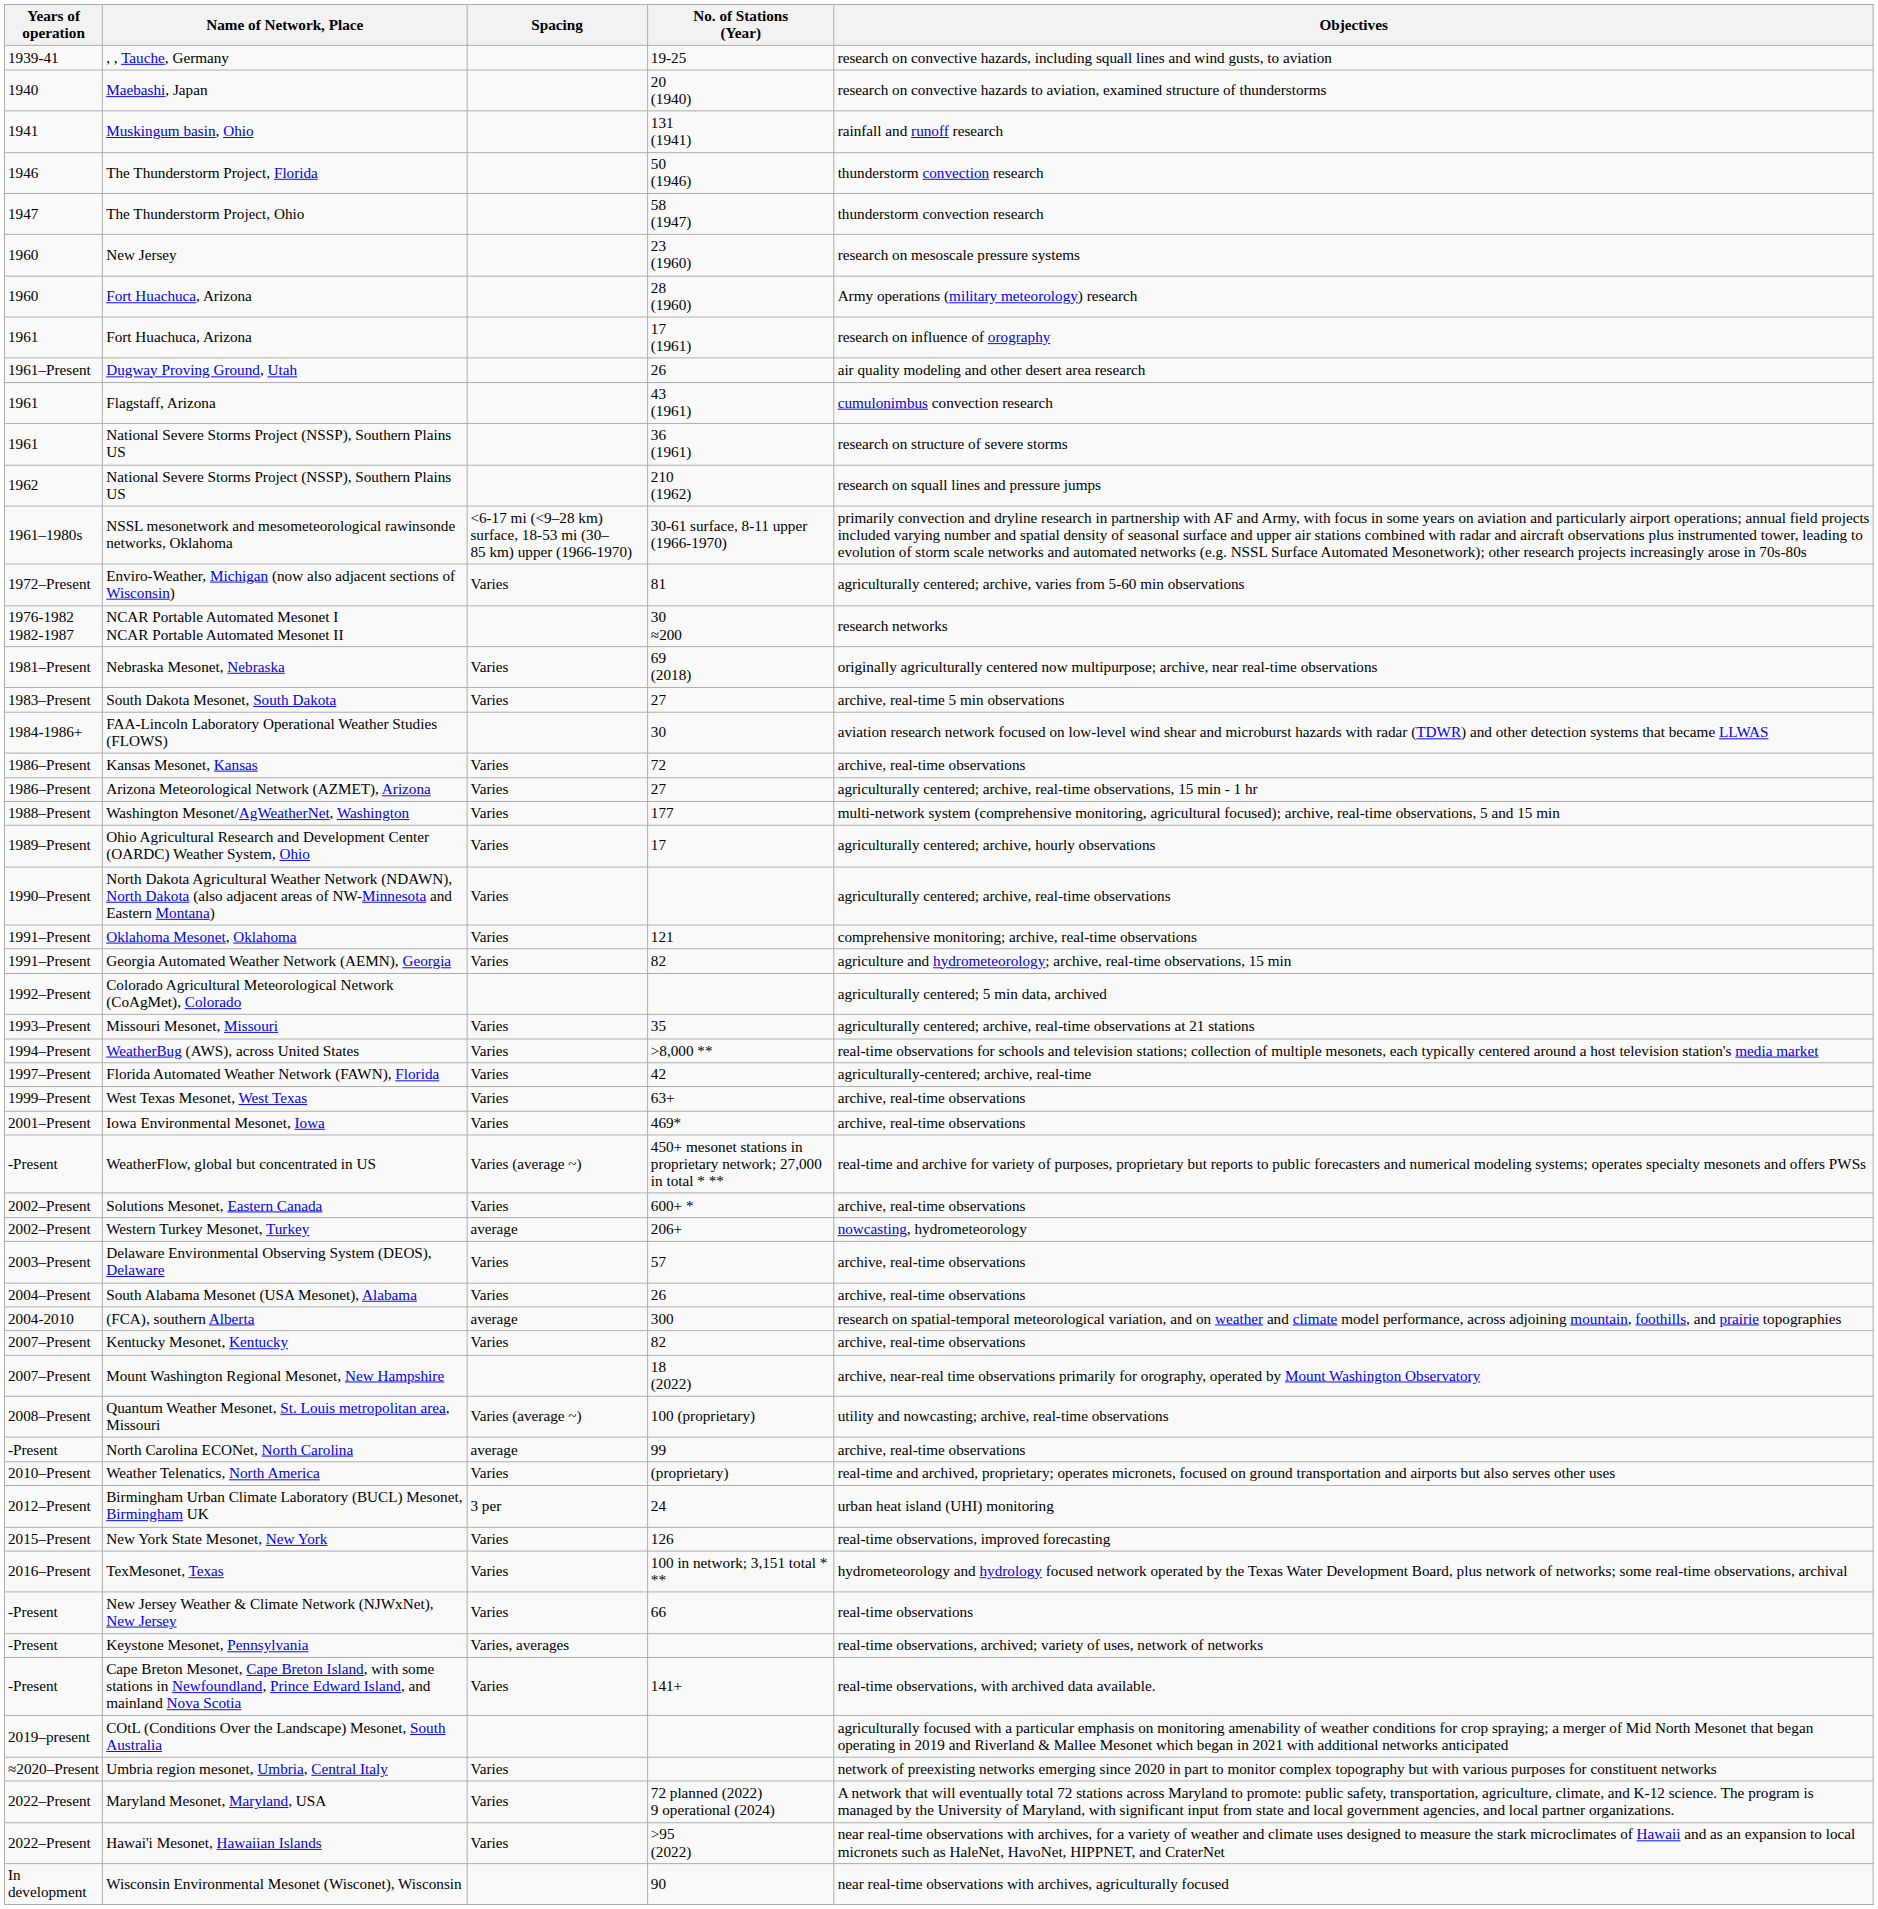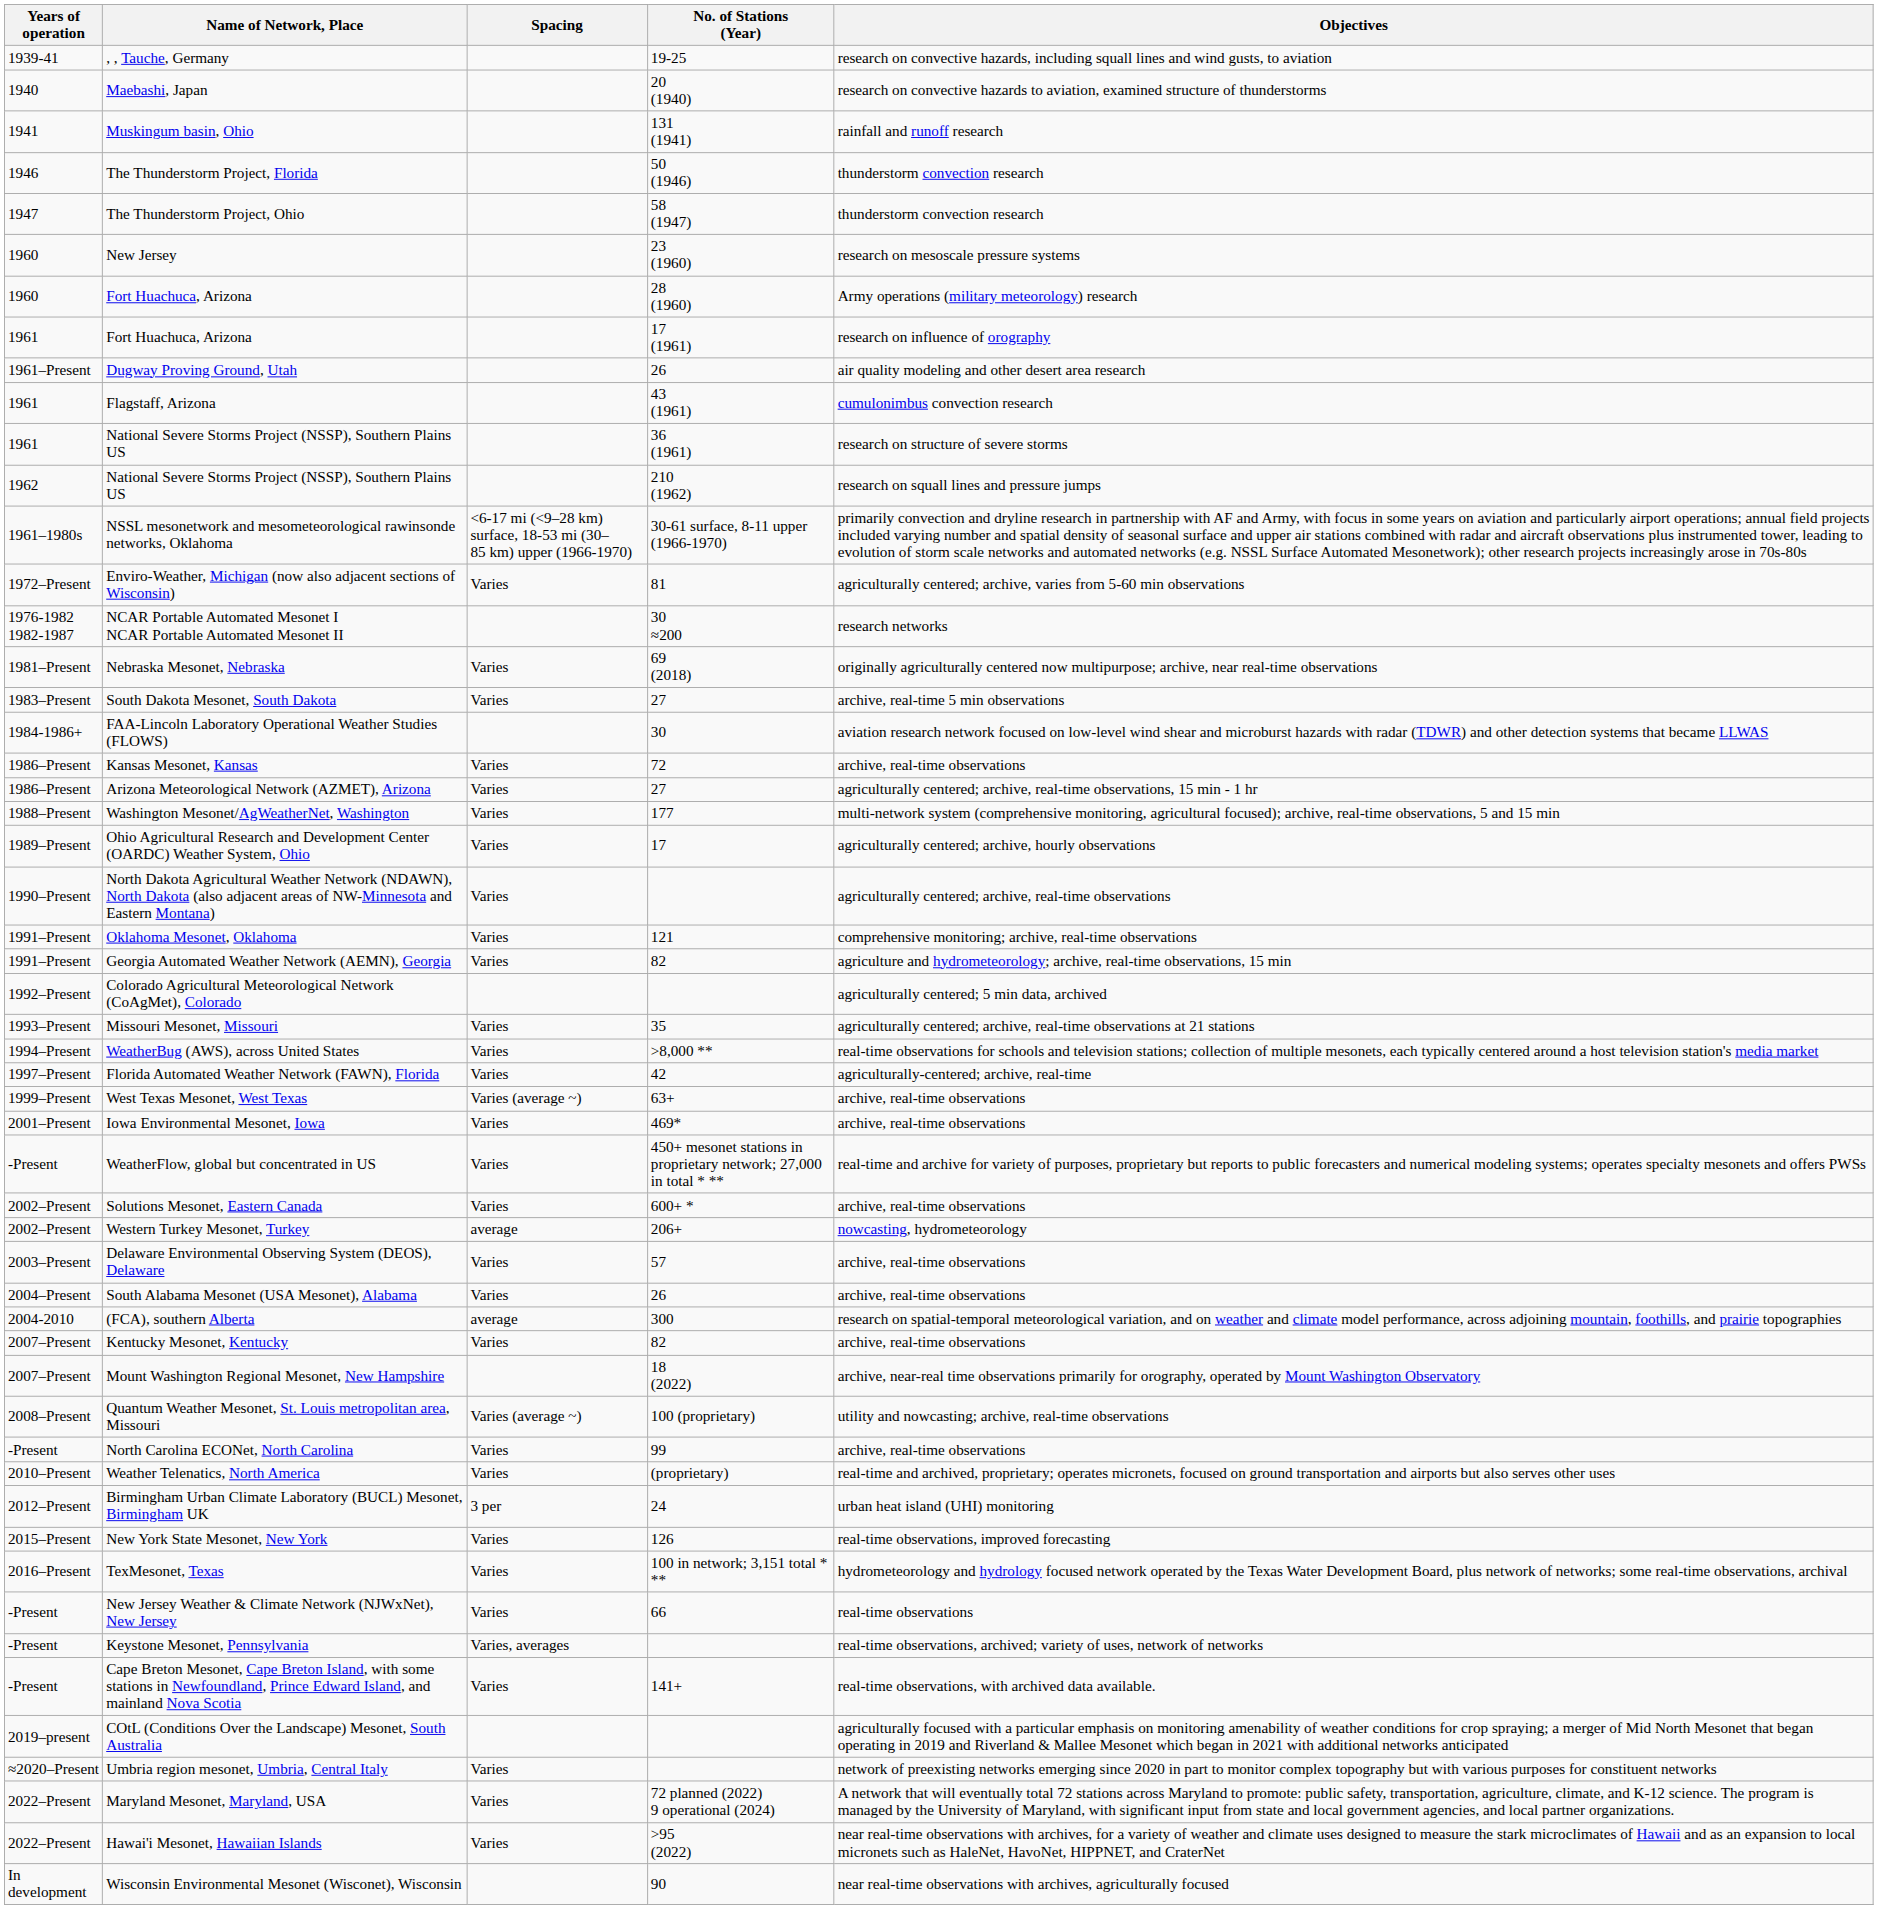(489, 1098) Varies -> (526, 1098) Varies (average ~)
(526, 1164) Varies (average ~) -> (489, 1164) Varies
(494, 1449) average -> (489, 1449) Varies
